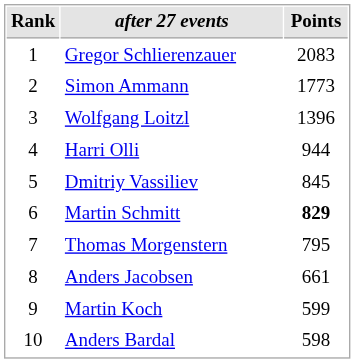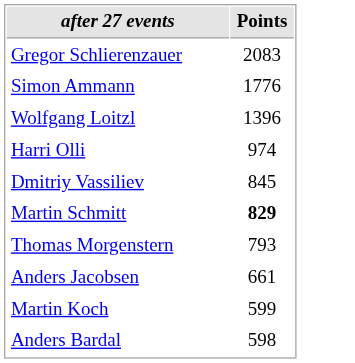- column: (33, 21)
(316, 86) 1773 -> (262, 86) 1776
(316, 150) 944 -> (262, 150) 974
(316, 245) 795 -> (262, 245) 793
